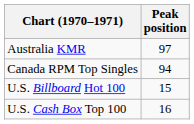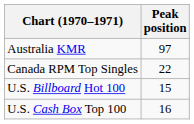(165, 68) 94 -> (165, 68) 22
